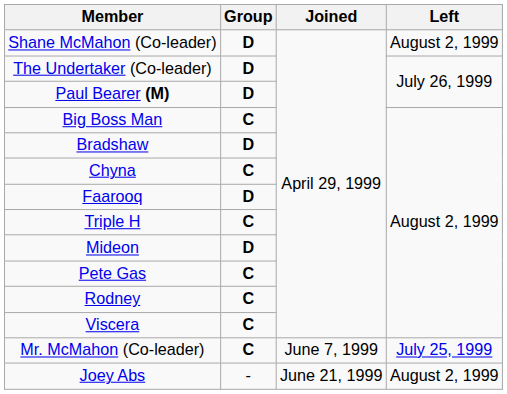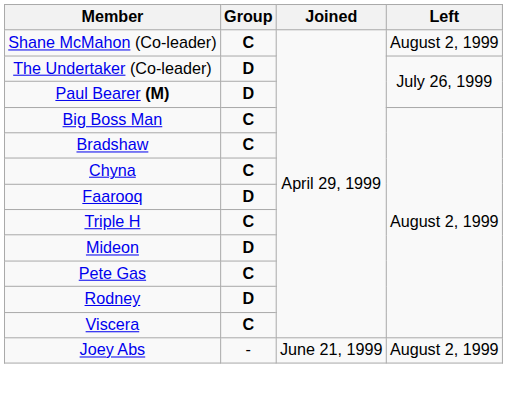(248, 42) D -> (248, 42) C
(248, 145) D -> (248, 145) C
(248, 299) C -> (248, 299) D
- row: (112, 350)
